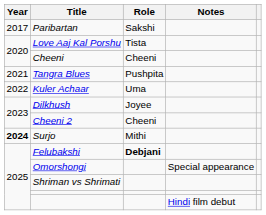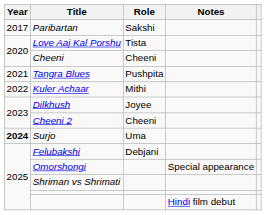(136, 89) Uma -> (136, 89) Mithi
(136, 136) Mithi -> (136, 136) Uma
(143, 151) bold -> (142, 151) normal
